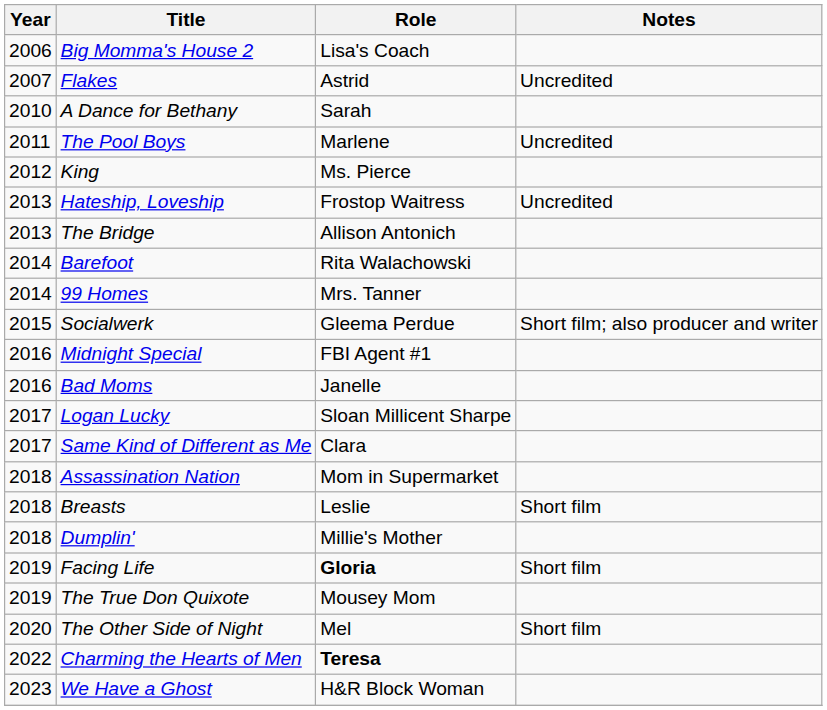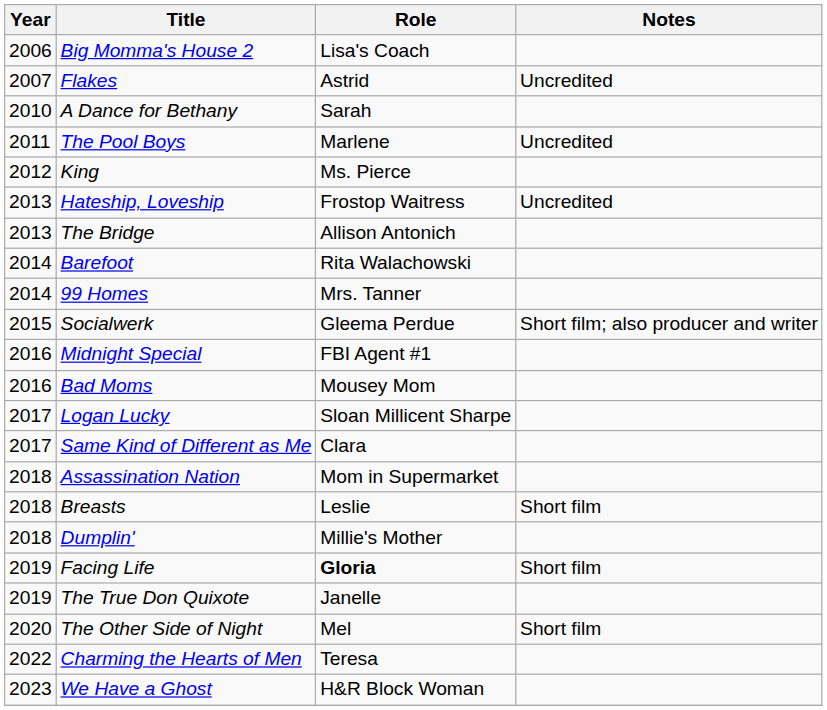(351, 385) Janelle -> (378, 385) Mousey Mom
(378, 598) Mousey Mom -> (351, 598) Janelle
(350, 659) bold -> (349, 659) normal
